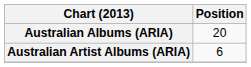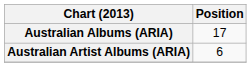(220, 33) 20 -> (220, 33) 17
